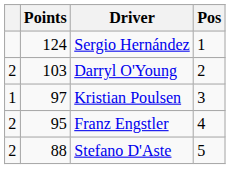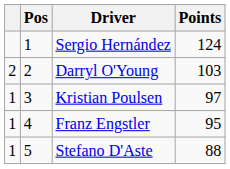columns swapped: (209, 17) <-> (45, 17)
(12, 124) 2 -> (12, 124) 1
(12, 150) 2 -> (12, 150) 1
